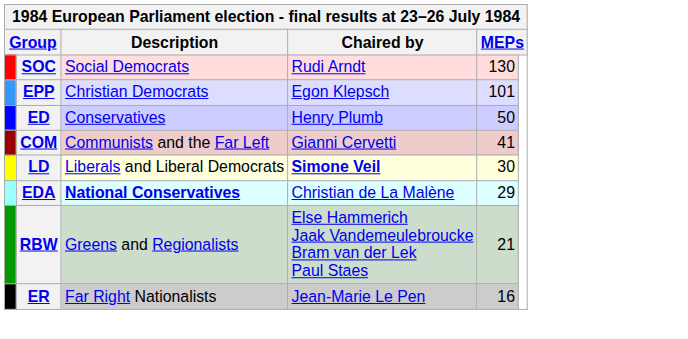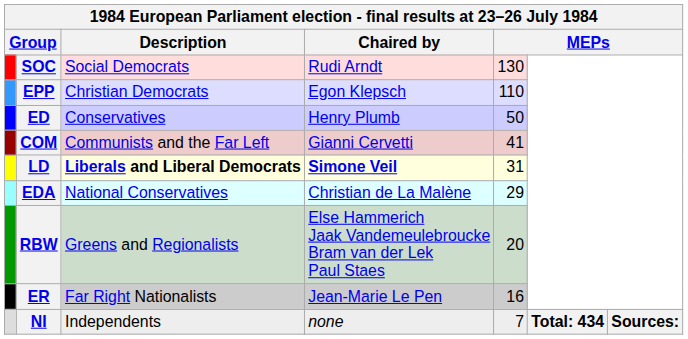(502, 92) 101 -> (511, 92) 110
(175, 167) normal -> (183, 167) bold
(506, 167) 30 -> (515, 167) 31
(153, 192) bold -> (146, 192) normal
(506, 244) 21 -> (515, 244) 20
+ row: (39, 321)
